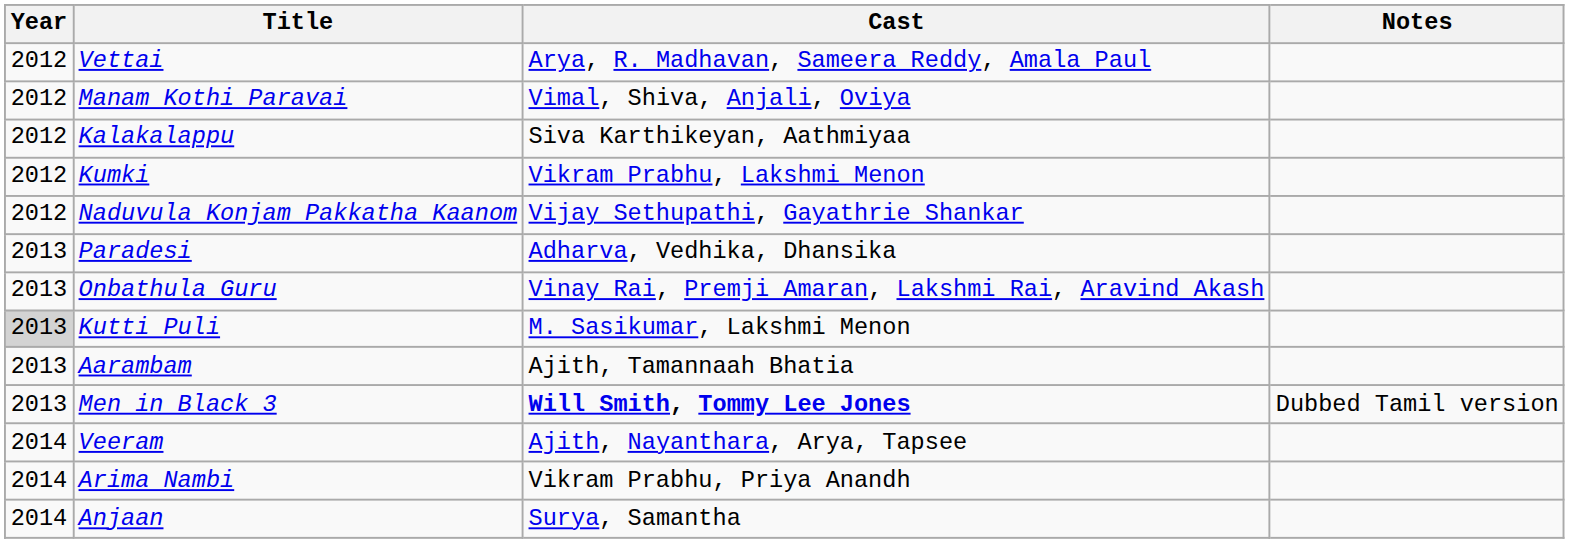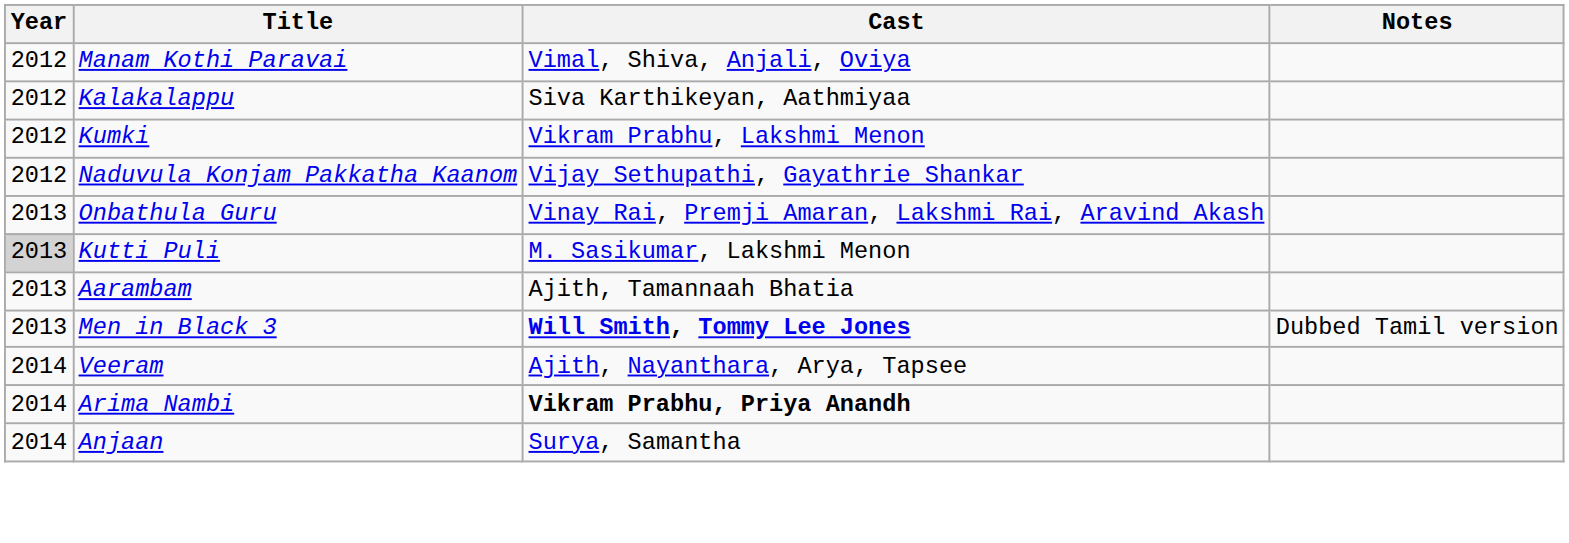- row: (121, 62)
- row: (135, 253)
(720, 481) normal -> (720, 405) bold
